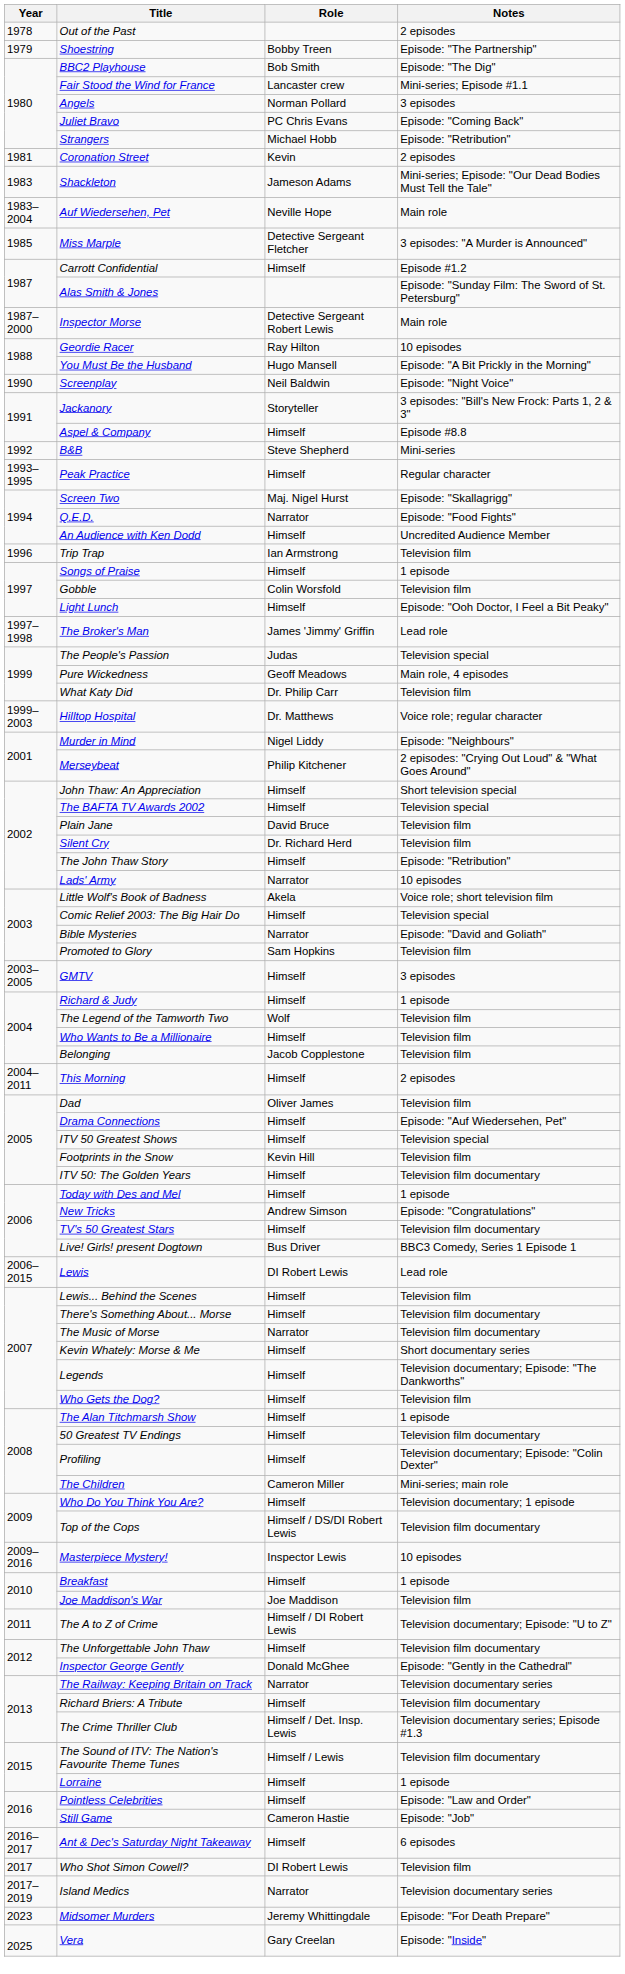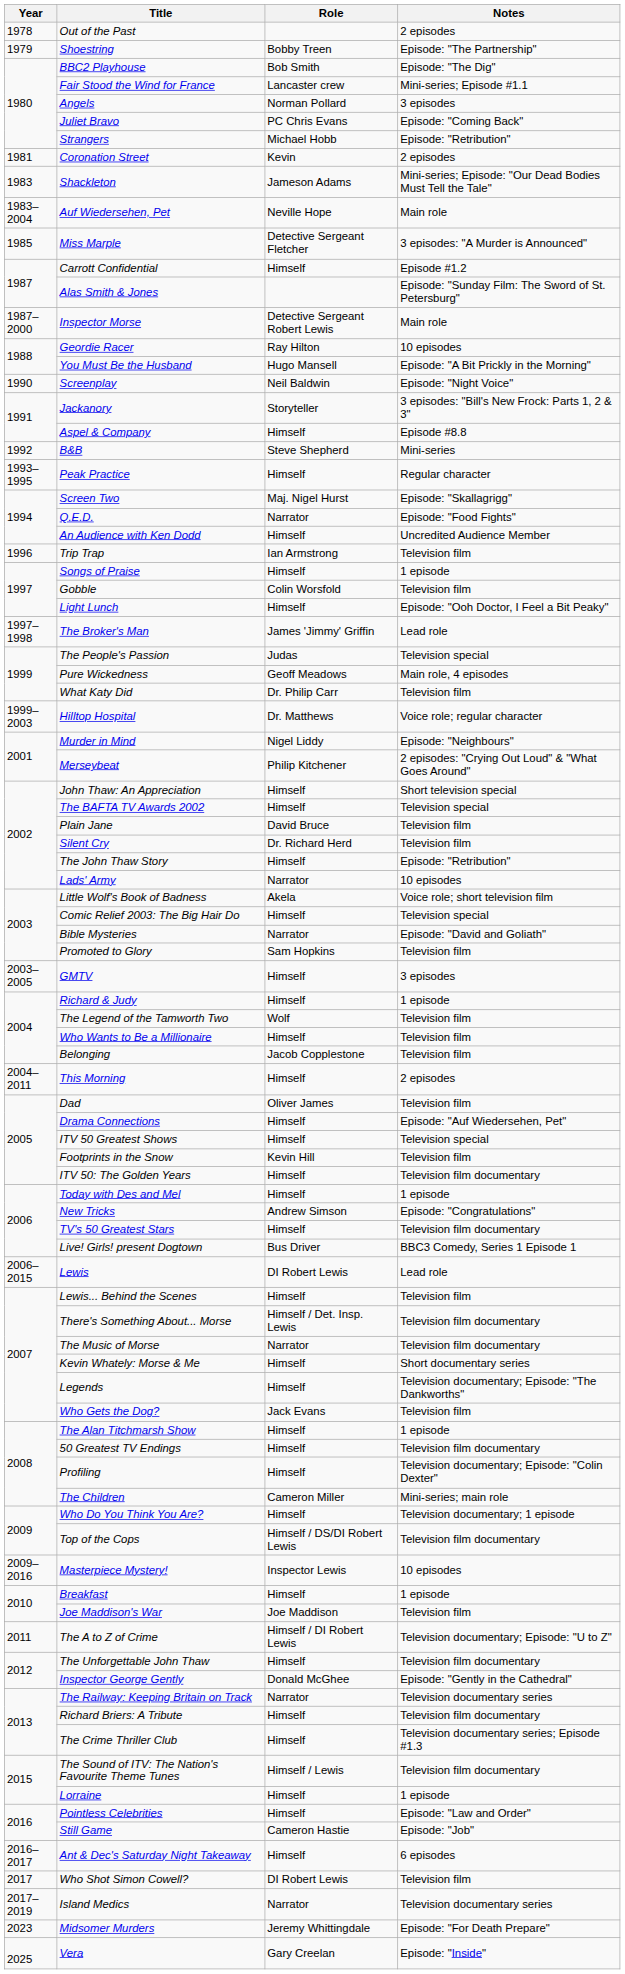(286, 1314) Himself -> (315, 1321) Himself / Det. Insp. Lewis
(286, 1399) Himself -> (296, 1412) Jack Evans
(315, 1727) Himself / Det. Insp. Lewis -> (286, 1740) Himself
